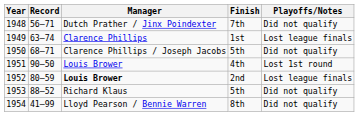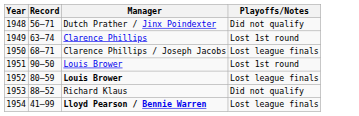- column: (245, 11)
(308, 38) Lost league finals -> (265, 38) Lost 1st round
(300, 51) Did not qualify -> (274, 51) Lost league finals
(135, 104) normal -> (135, 104) bold
(300, 104) Did not qualify -> (274, 104) Lost league finals
